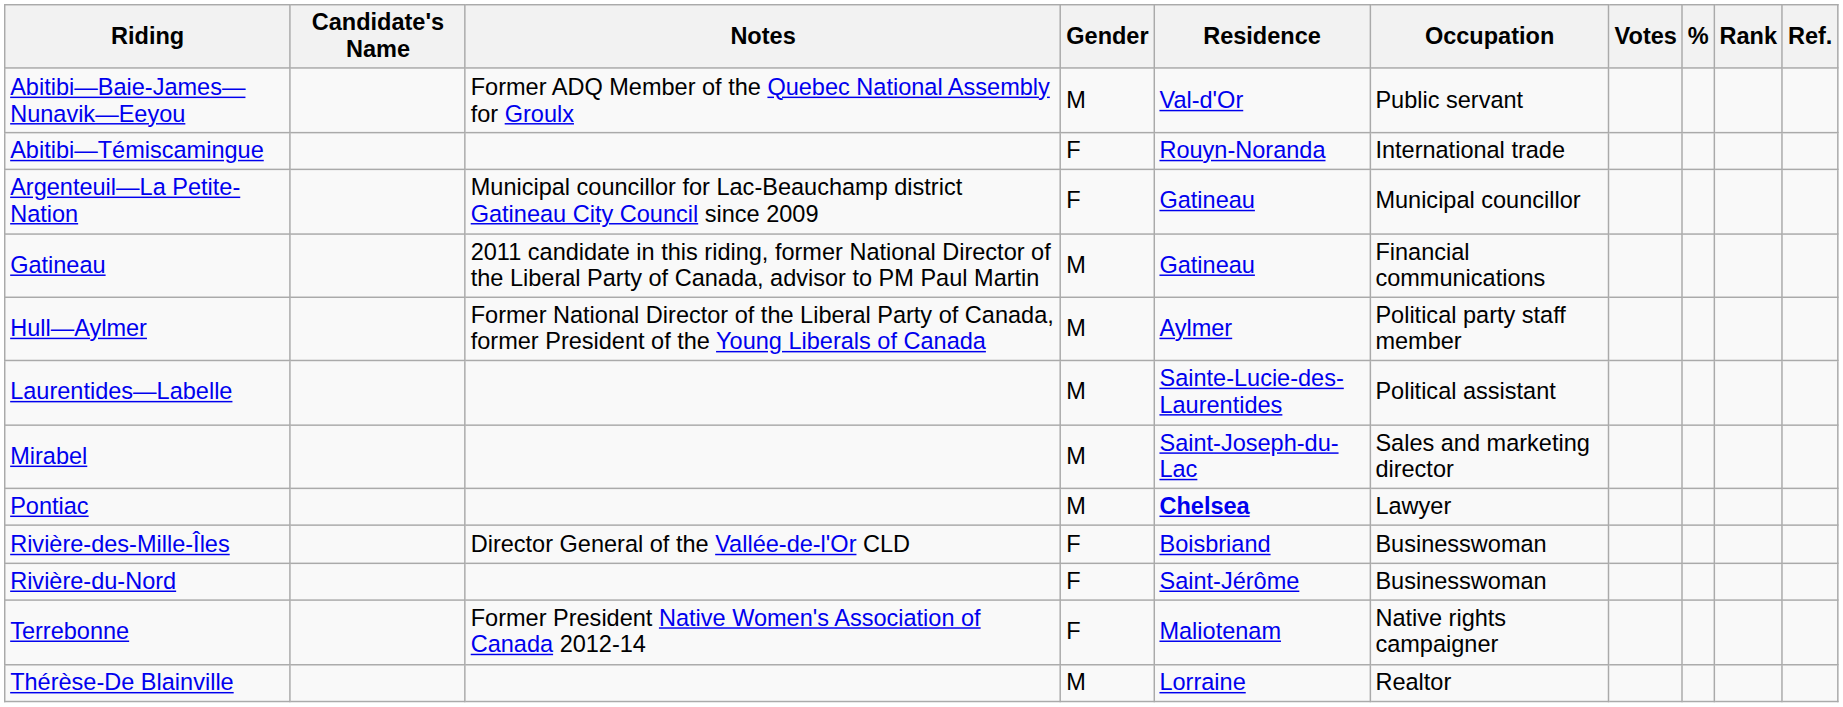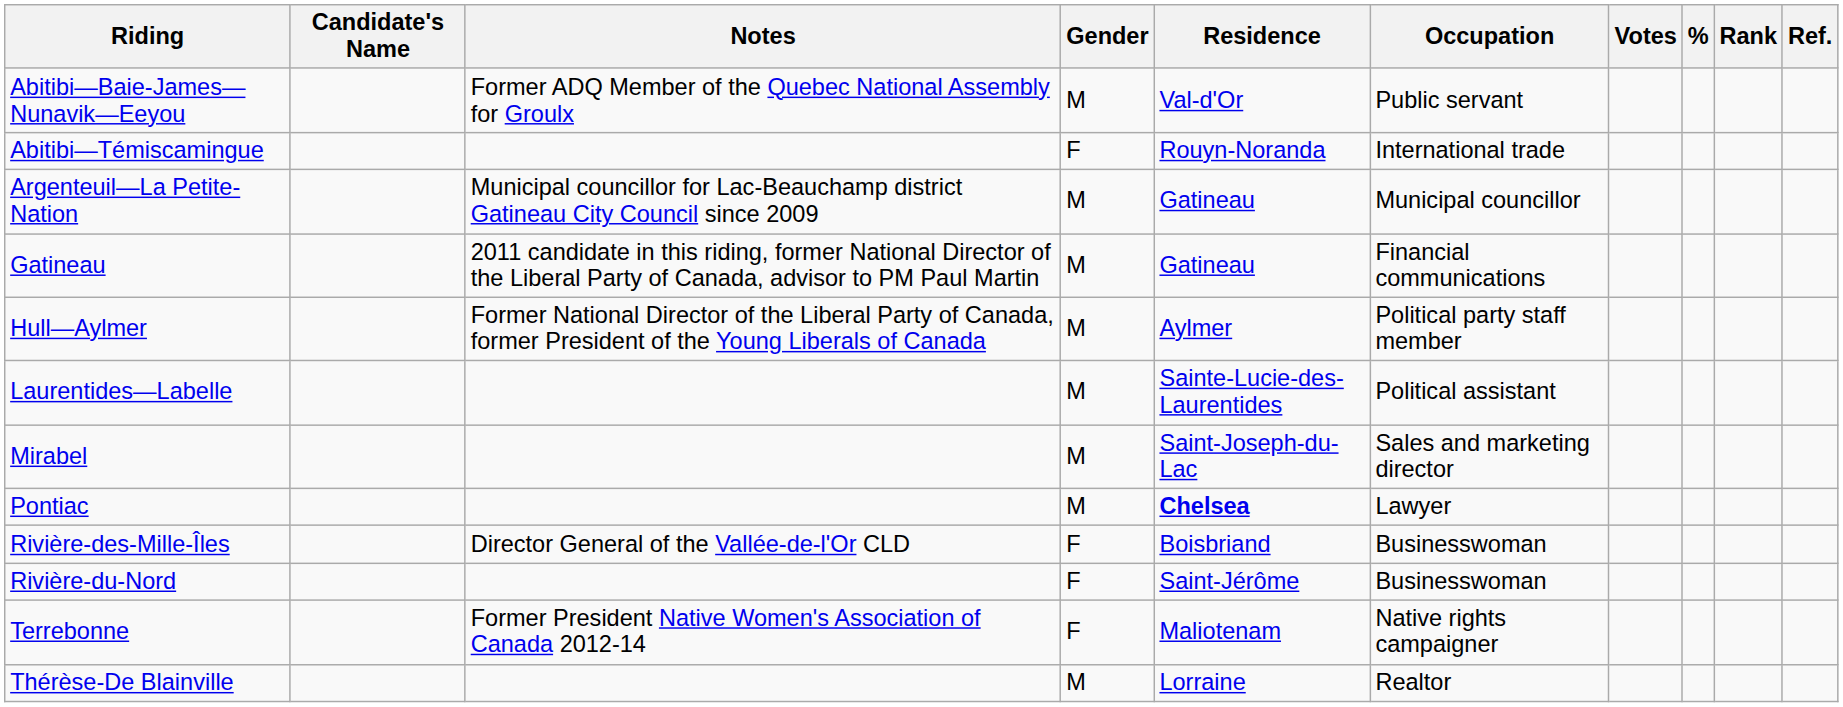(1073, 201) F -> (1076, 201) M
